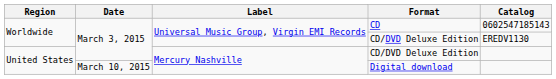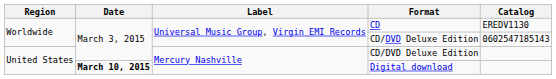(516, 25) 0602547185143 -> (506, 25) EREDV1130
(506, 39) EREDV1130 -> (516, 39) 0602547185143
(114, 67) normal -> (114, 67) bold
